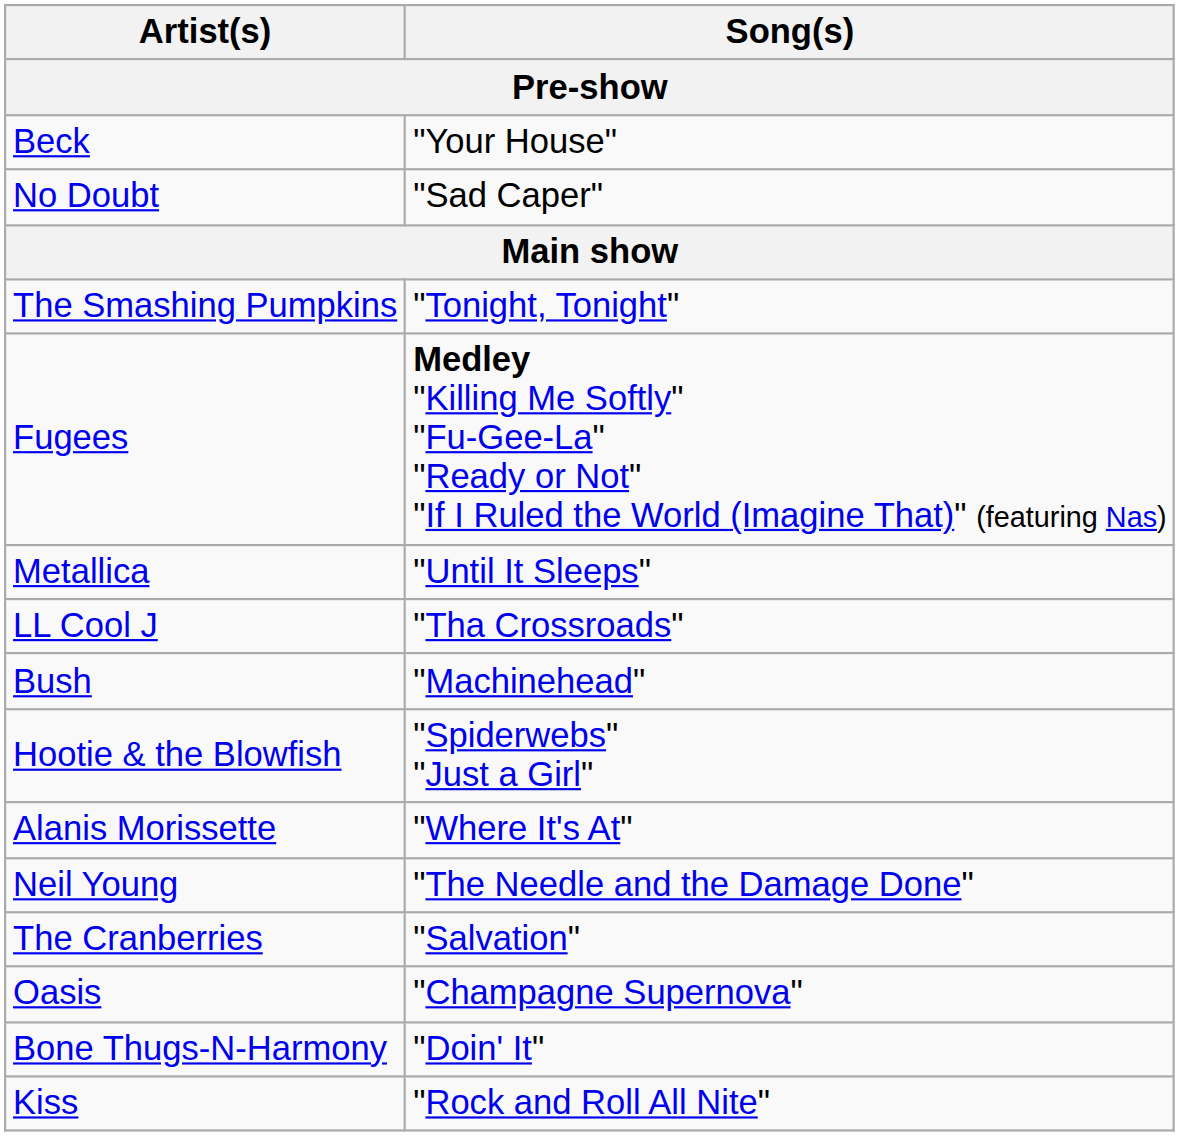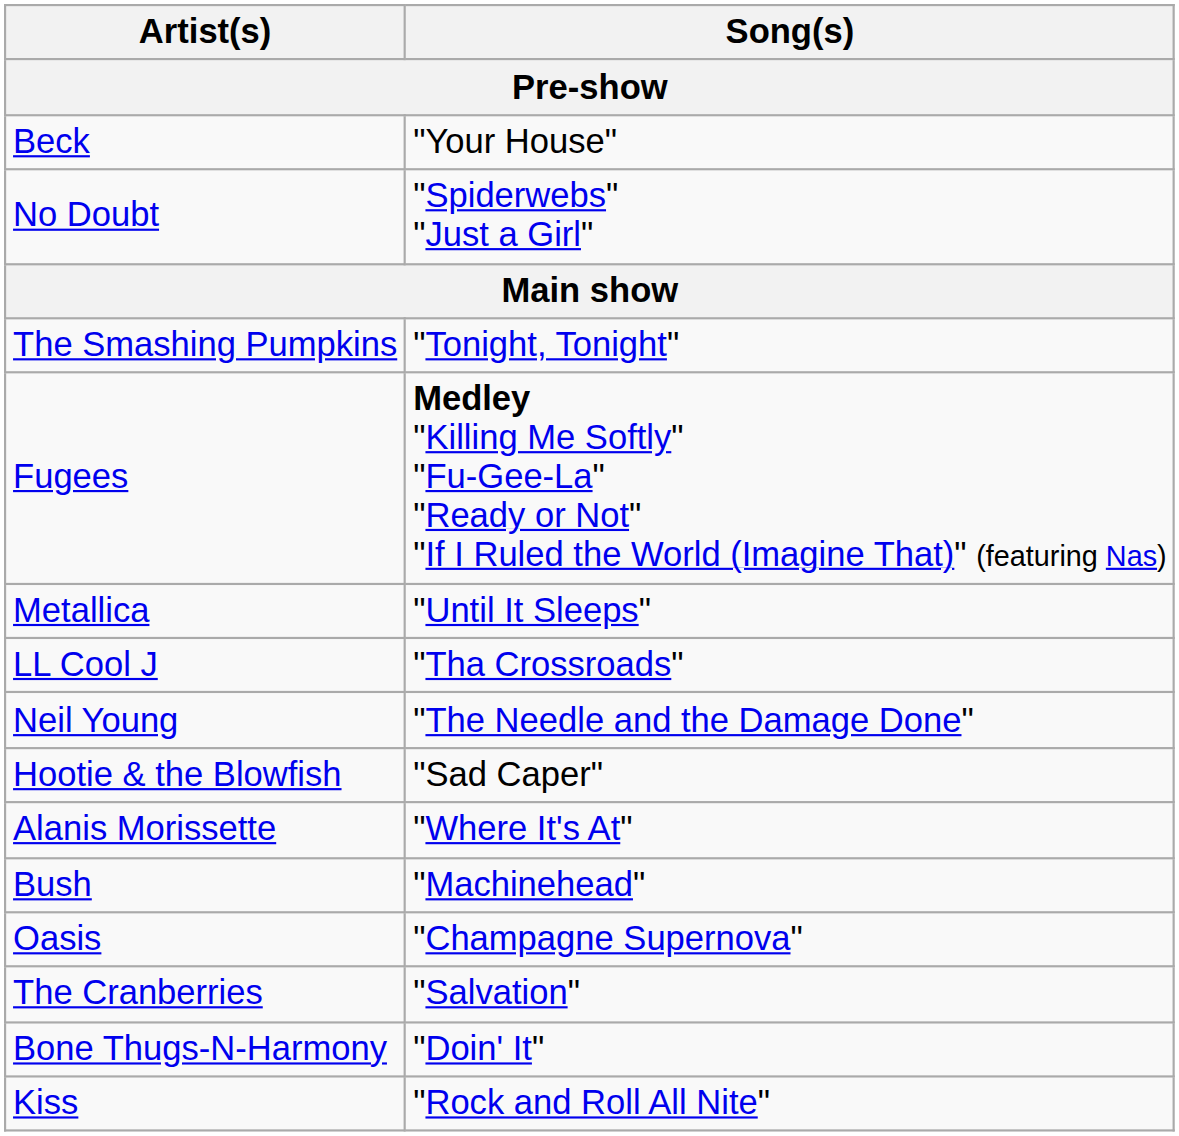(508, 196) "Sad Caper" -> (516, 215) "Spiderwebs" "Just a Girl"
rows swapped: (96, 884) <-> (52, 680)
(516, 754) "Spiderwebs" "Just a Girl" -> (508, 774) "Sad Caper"
rows swapped: (138, 938) <-> (57, 993)
